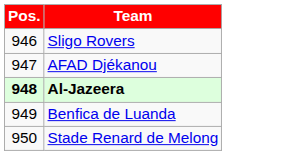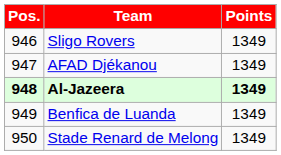+ column: (249, 16)
